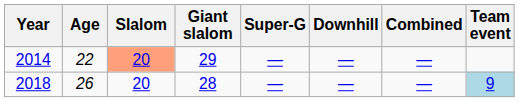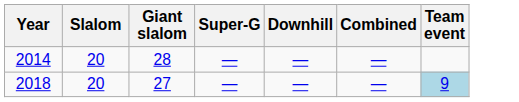- column: (85, 25)
(141, 59) lightsalmon background -> (96, 59) no background
(208, 59) 29 -> (162, 59) 28
(208, 84) 28 -> (162, 84) 27
